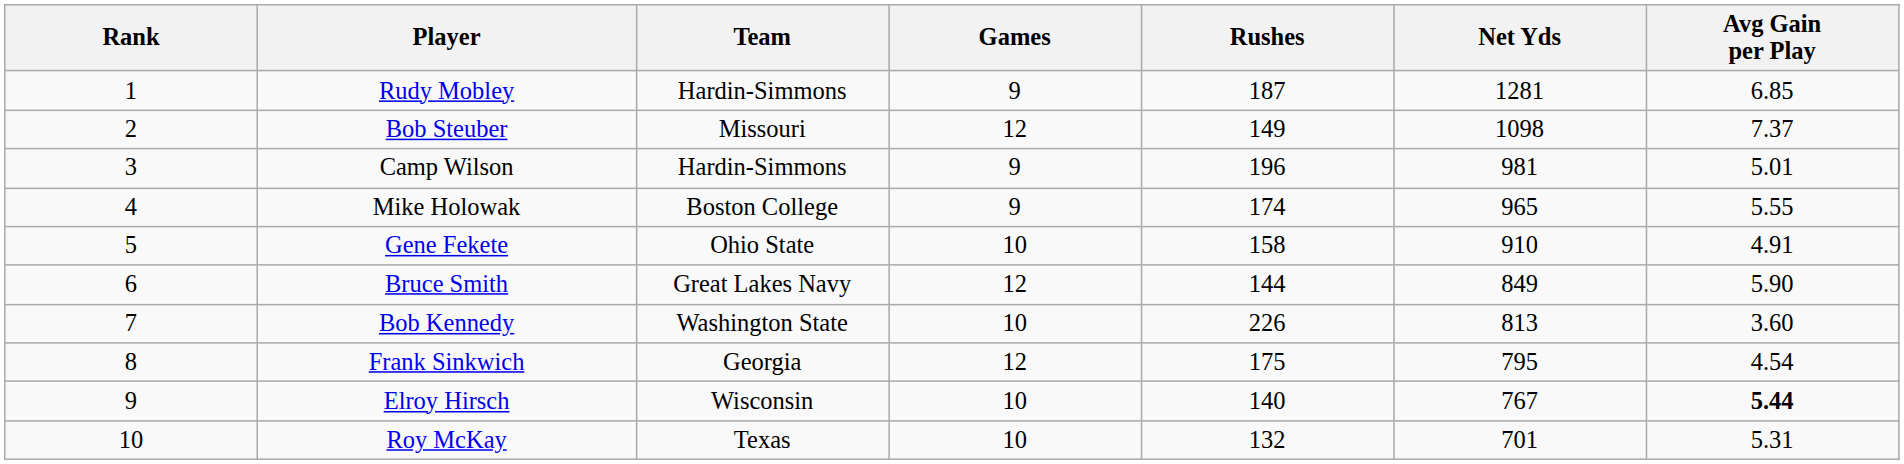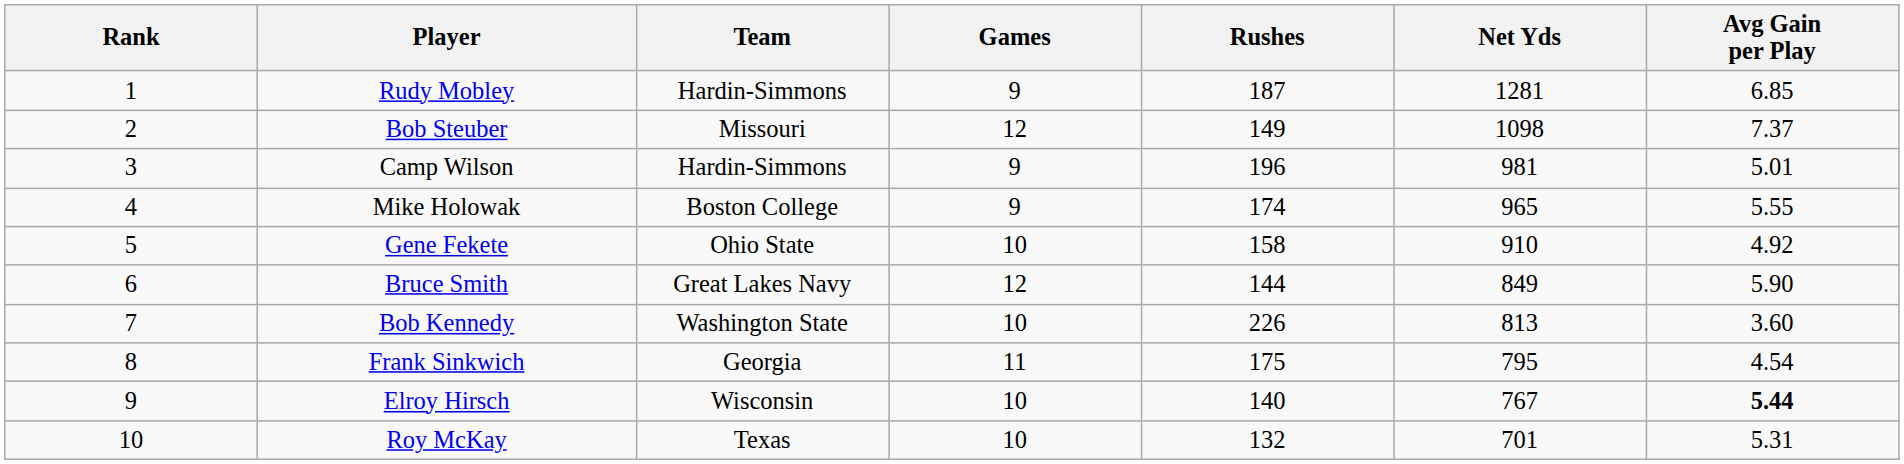(1772, 245) 4.91 -> (1772, 245) 4.92
(1015, 362) 12 -> (1015, 362) 11
